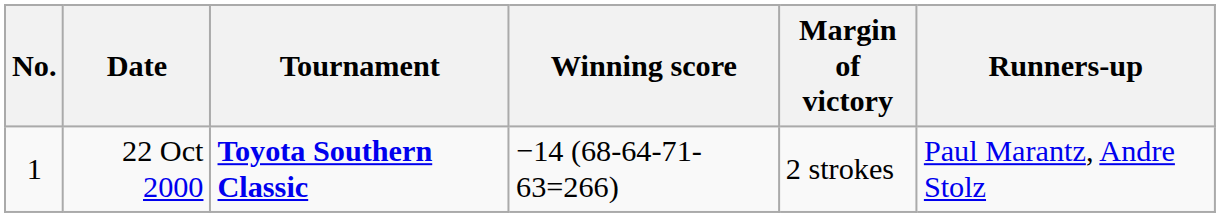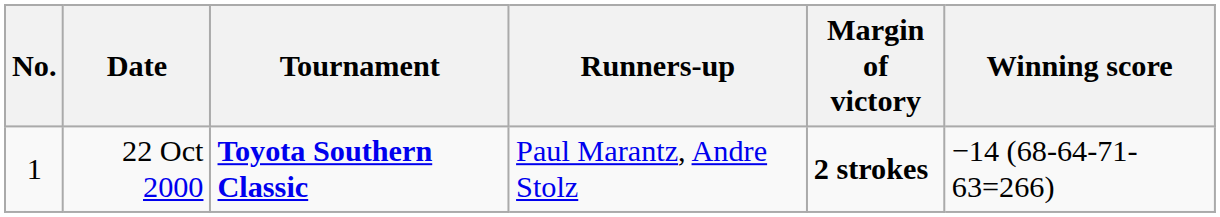columns swapped: (644, 65) <-> (1066, 65)
(840, 169) normal -> (871, 169) bold
